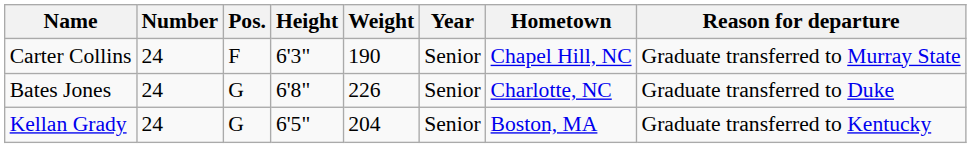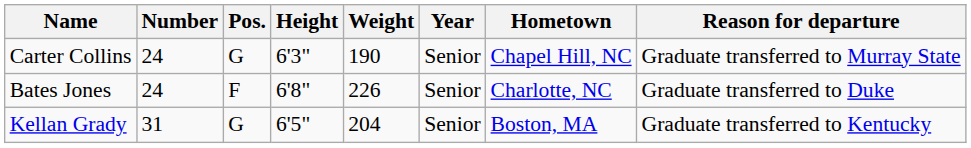(234, 55) F -> (236, 55) G
(236, 90) G -> (234, 90) F
(152, 124) 24 -> (152, 124) 31
